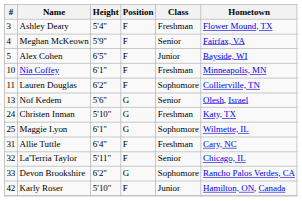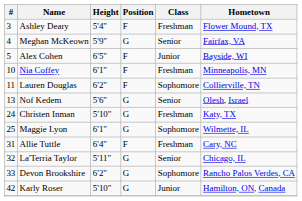(125, 41) F -> (126, 41) G
(125, 159) F -> (126, 159) G
(125, 188) F -> (126, 188) G
